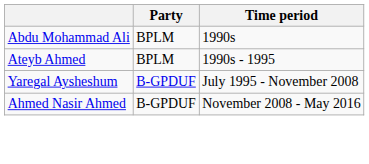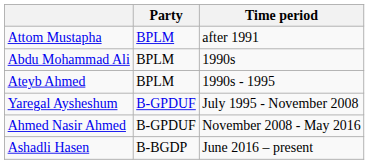+ row: (55, 37)
+ row: (48, 147)
